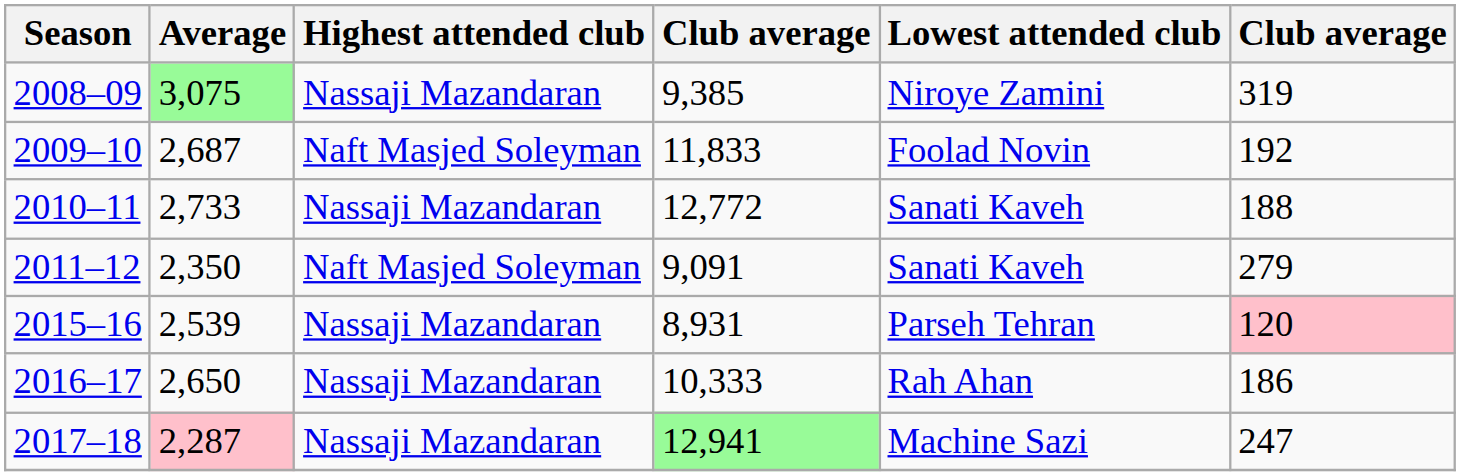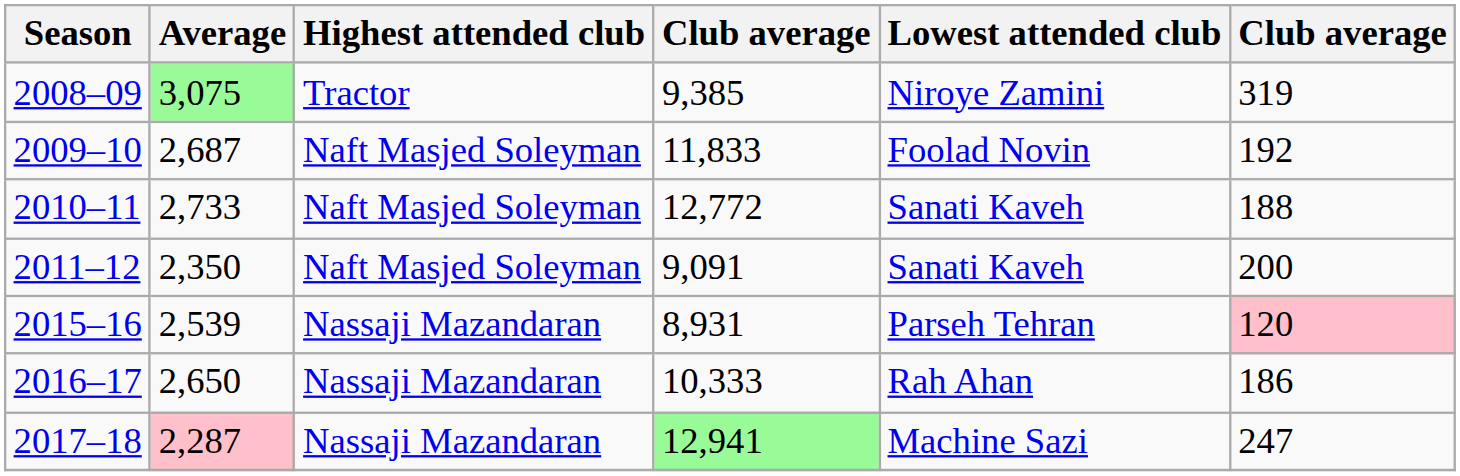(452, 91) Nassaji Mazandaran -> (356, 91) Tractor
(452, 207) Nassaji Mazandaran -> (472, 207) Naft Masjed Soleyman
(1266, 265) 279 -> (1266, 265) 200
